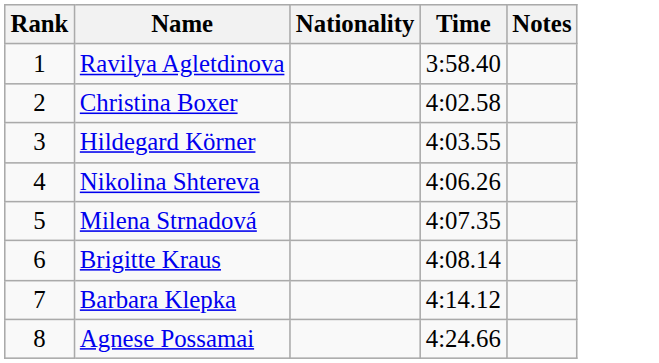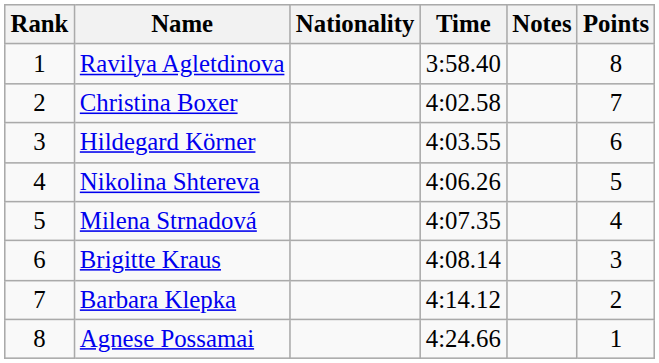+ column: (616, 24)
